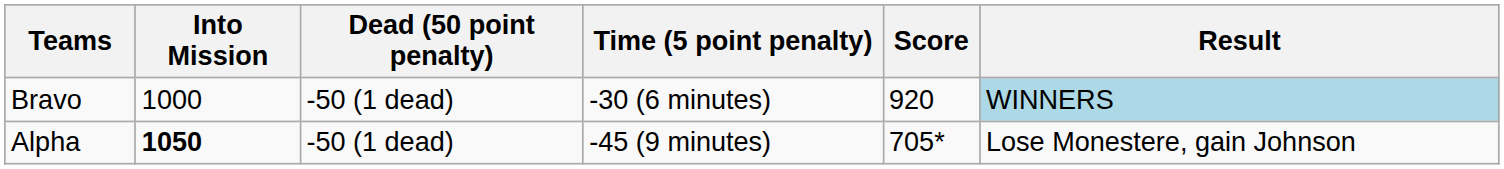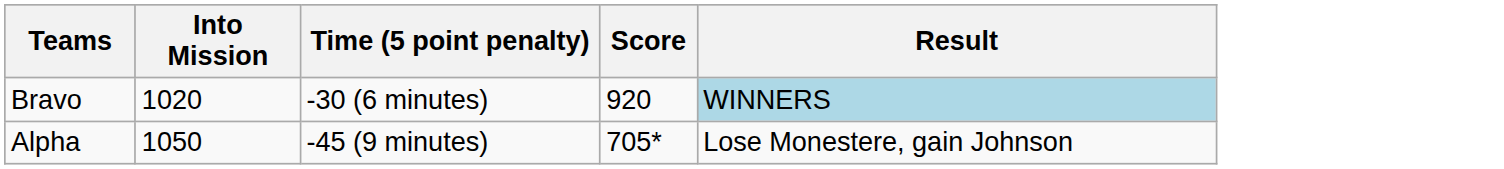- column: (442, 41)
(172, 99) 1000 -> (172, 99) 1020
(172, 142) bold -> (172, 142) normal
